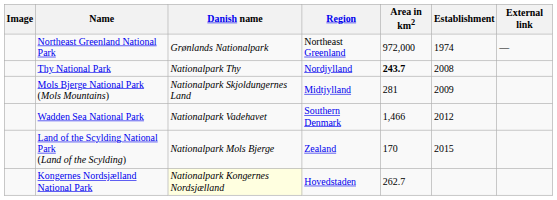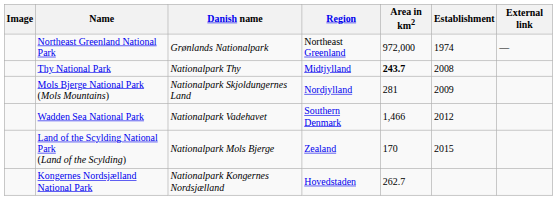(328, 68) Nordjylland -> (328, 68) Midtjylland
(328, 90) Midtjylland -> (328, 90) Nordjylland
(220, 181) lightyellow background -> (220, 181) no background
